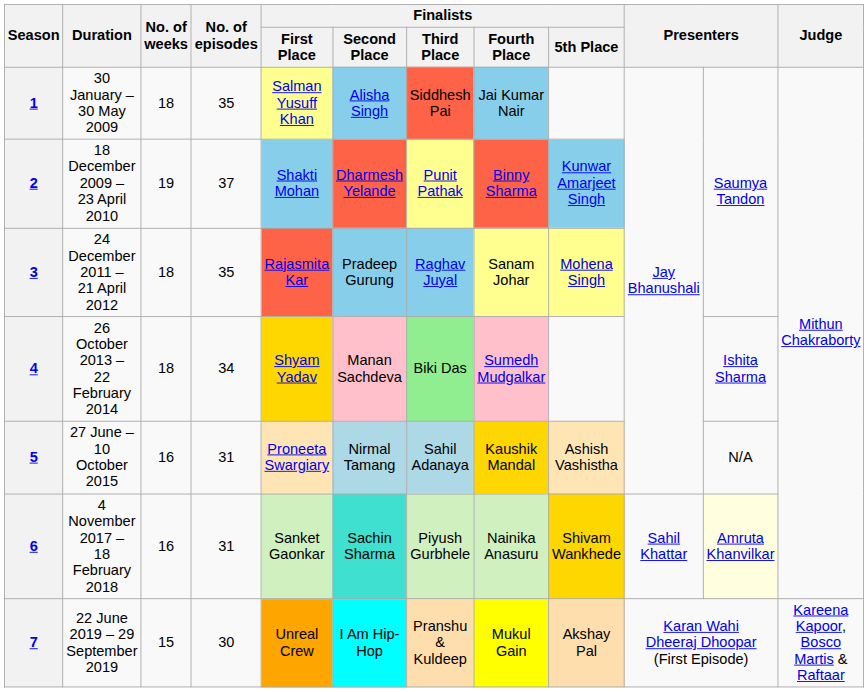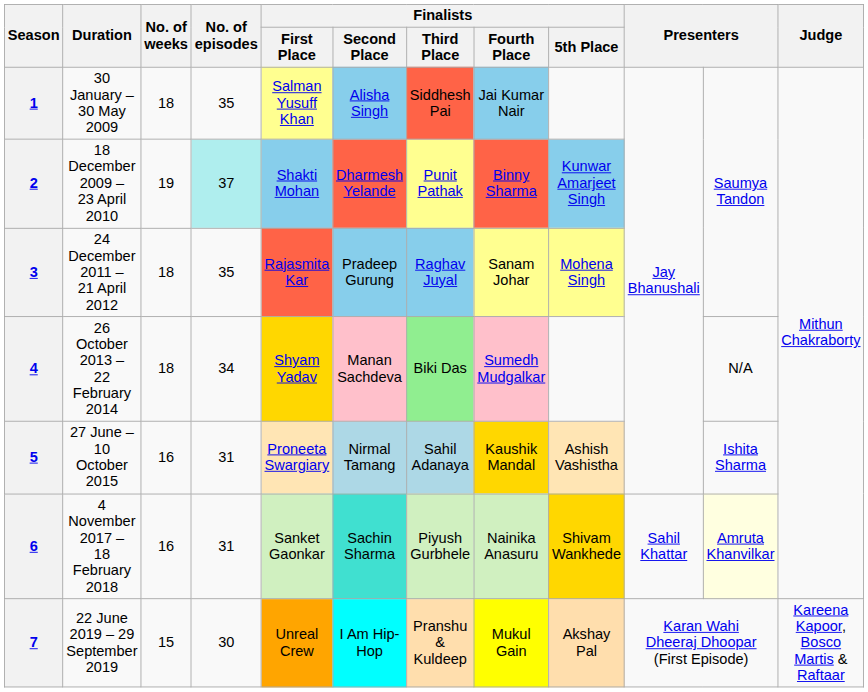(226, 183) no background -> (226, 183) paleturquoise background
(740, 369) Ishita Sharma -> (740, 369) N/A
(740, 457) N/A -> (740, 457) Ishita Sharma
